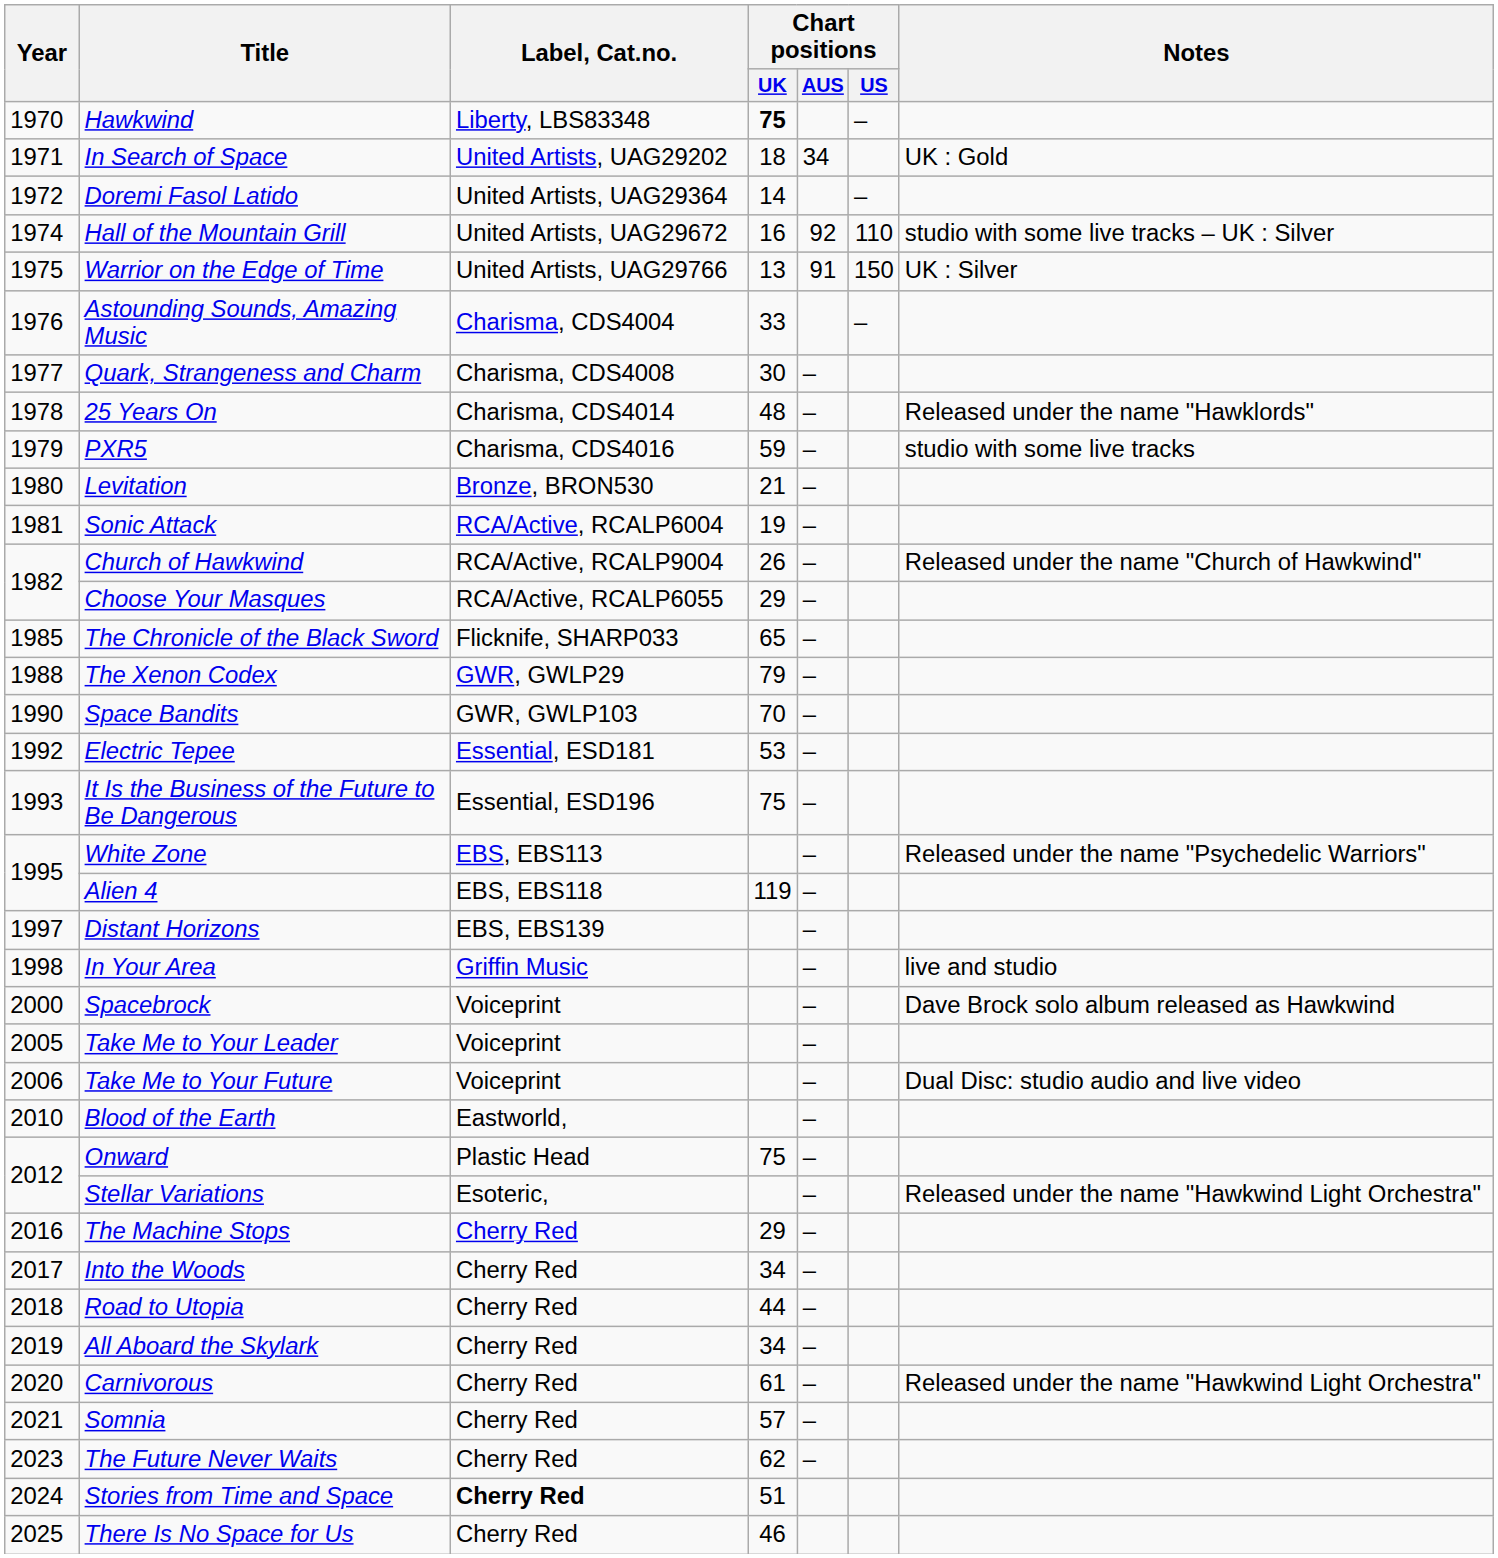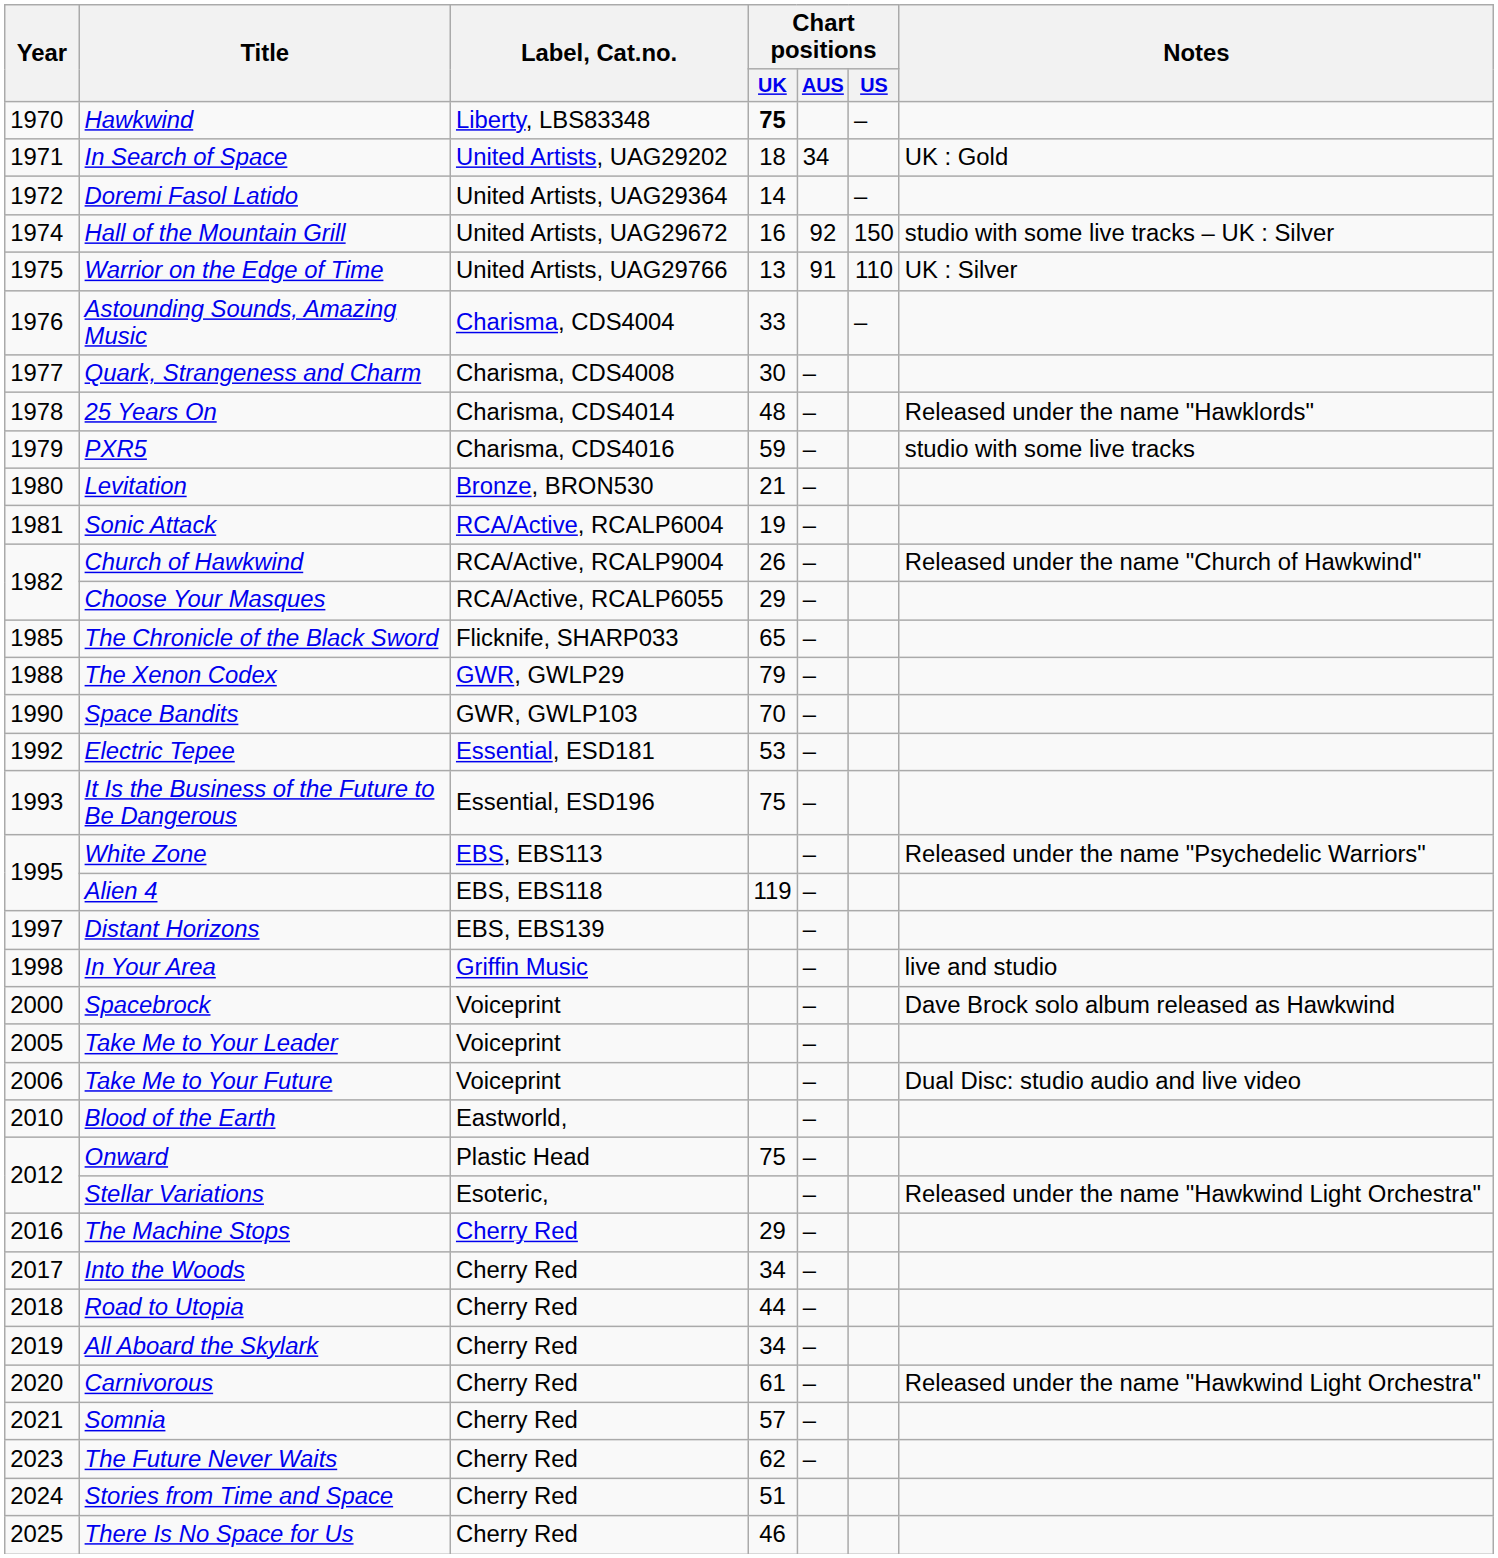(874, 233) 110 -> (874, 233) 150
(874, 271) 150 -> (874, 271) 110
(520, 1496) bold -> (517, 1496) normal
